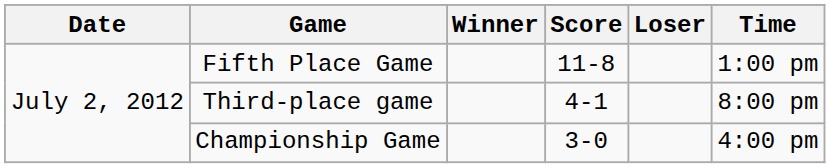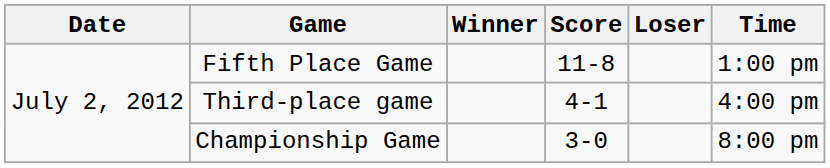(768, 103) 8:00 pm -> (768, 103) 4:00 pm
(768, 142) 4:00 pm -> (768, 142) 8:00 pm
